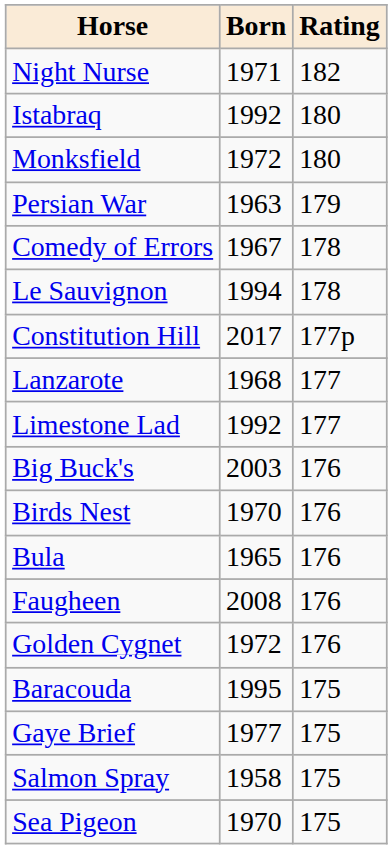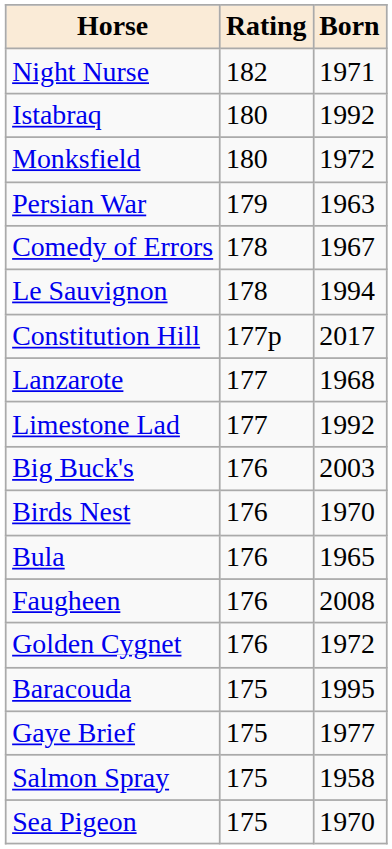columns swapped: (256, 26) <-> (339, 26)
